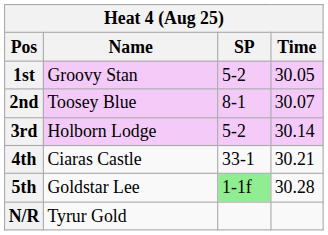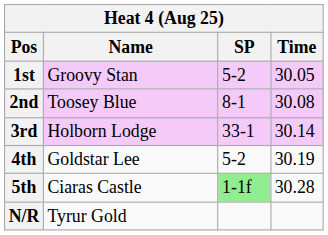(295, 103) 30.07 -> (295, 103) 30.08
(234, 131) 5-2 -> (238, 131) 33-1
(95, 159) Ciaras Castle -> (94, 159) Goldstar Lee
(238, 159) 33-1 -> (234, 159) 5-2
(295, 159) 30.21 -> (295, 159) 30.19
(94, 187) Goldstar Lee -> (95, 187) Ciaras Castle
